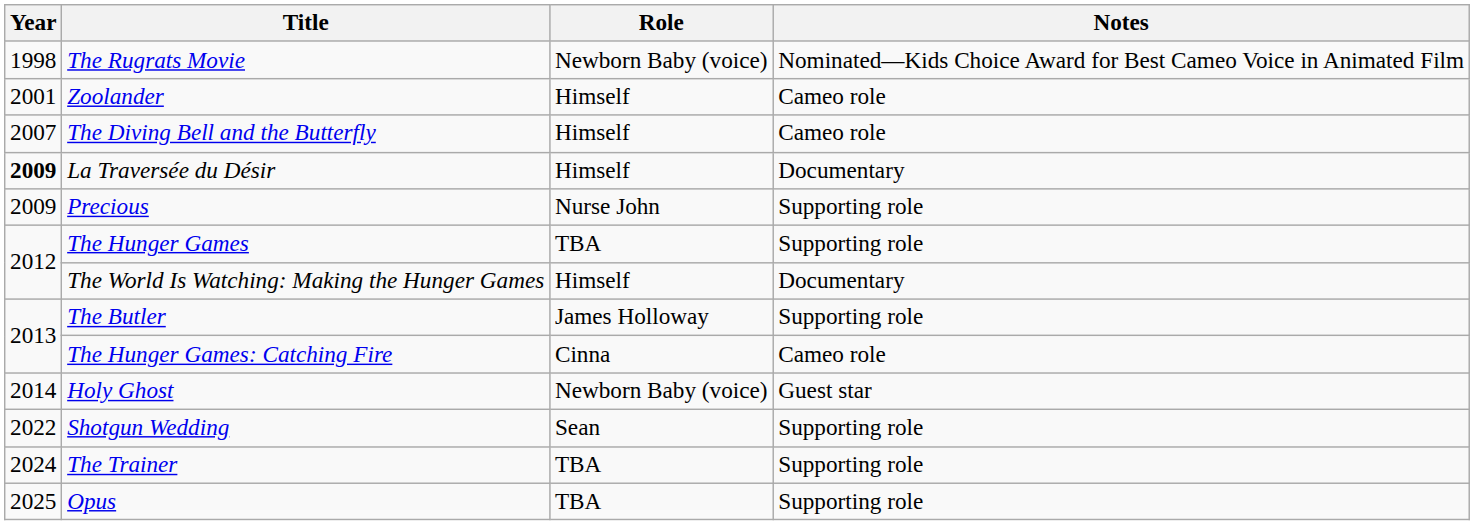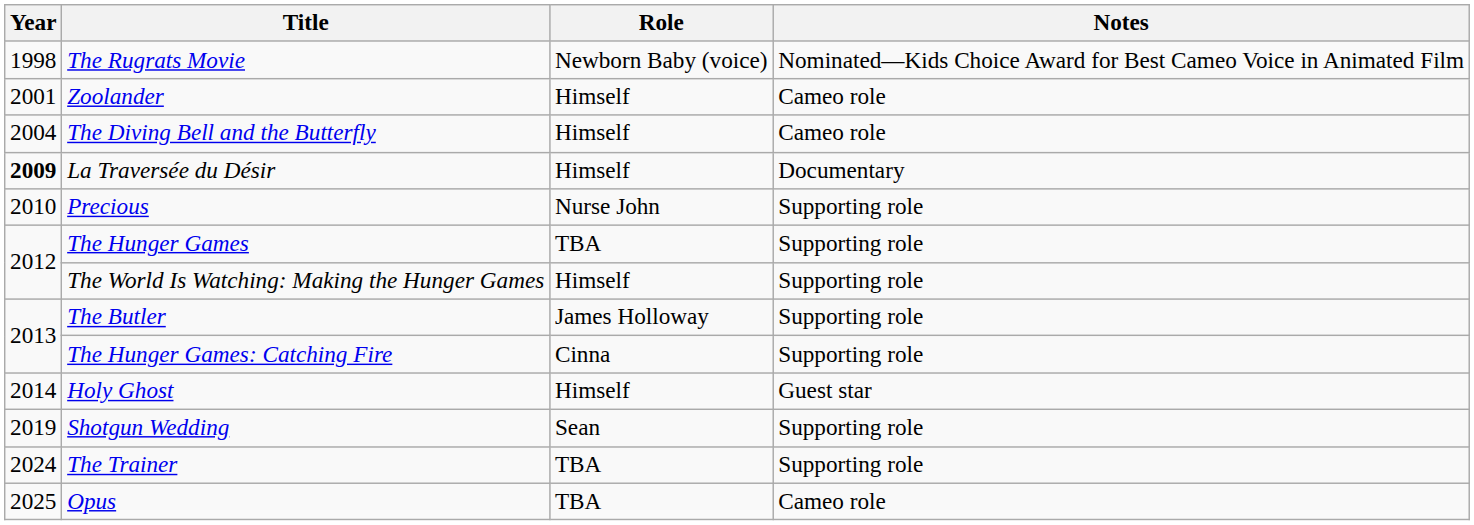(33, 133) 2007 -> (33, 133) 2004
(33, 206) 2009 -> (33, 206) 2010
(841, 280) Documentary -> (851, 280) Supporting role
(832, 354) Cameo role -> (851, 354) Supporting role
(661, 390) Newborn Baby (voice) -> (592, 390) Himself
(33, 427) 2022 -> (33, 427) 2019
(851, 501) Supporting role -> (832, 501) Cameo role
